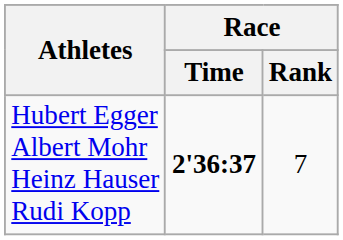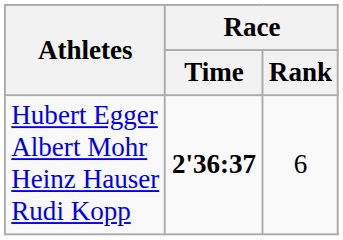(300, 164) 7 -> (300, 164) 6
